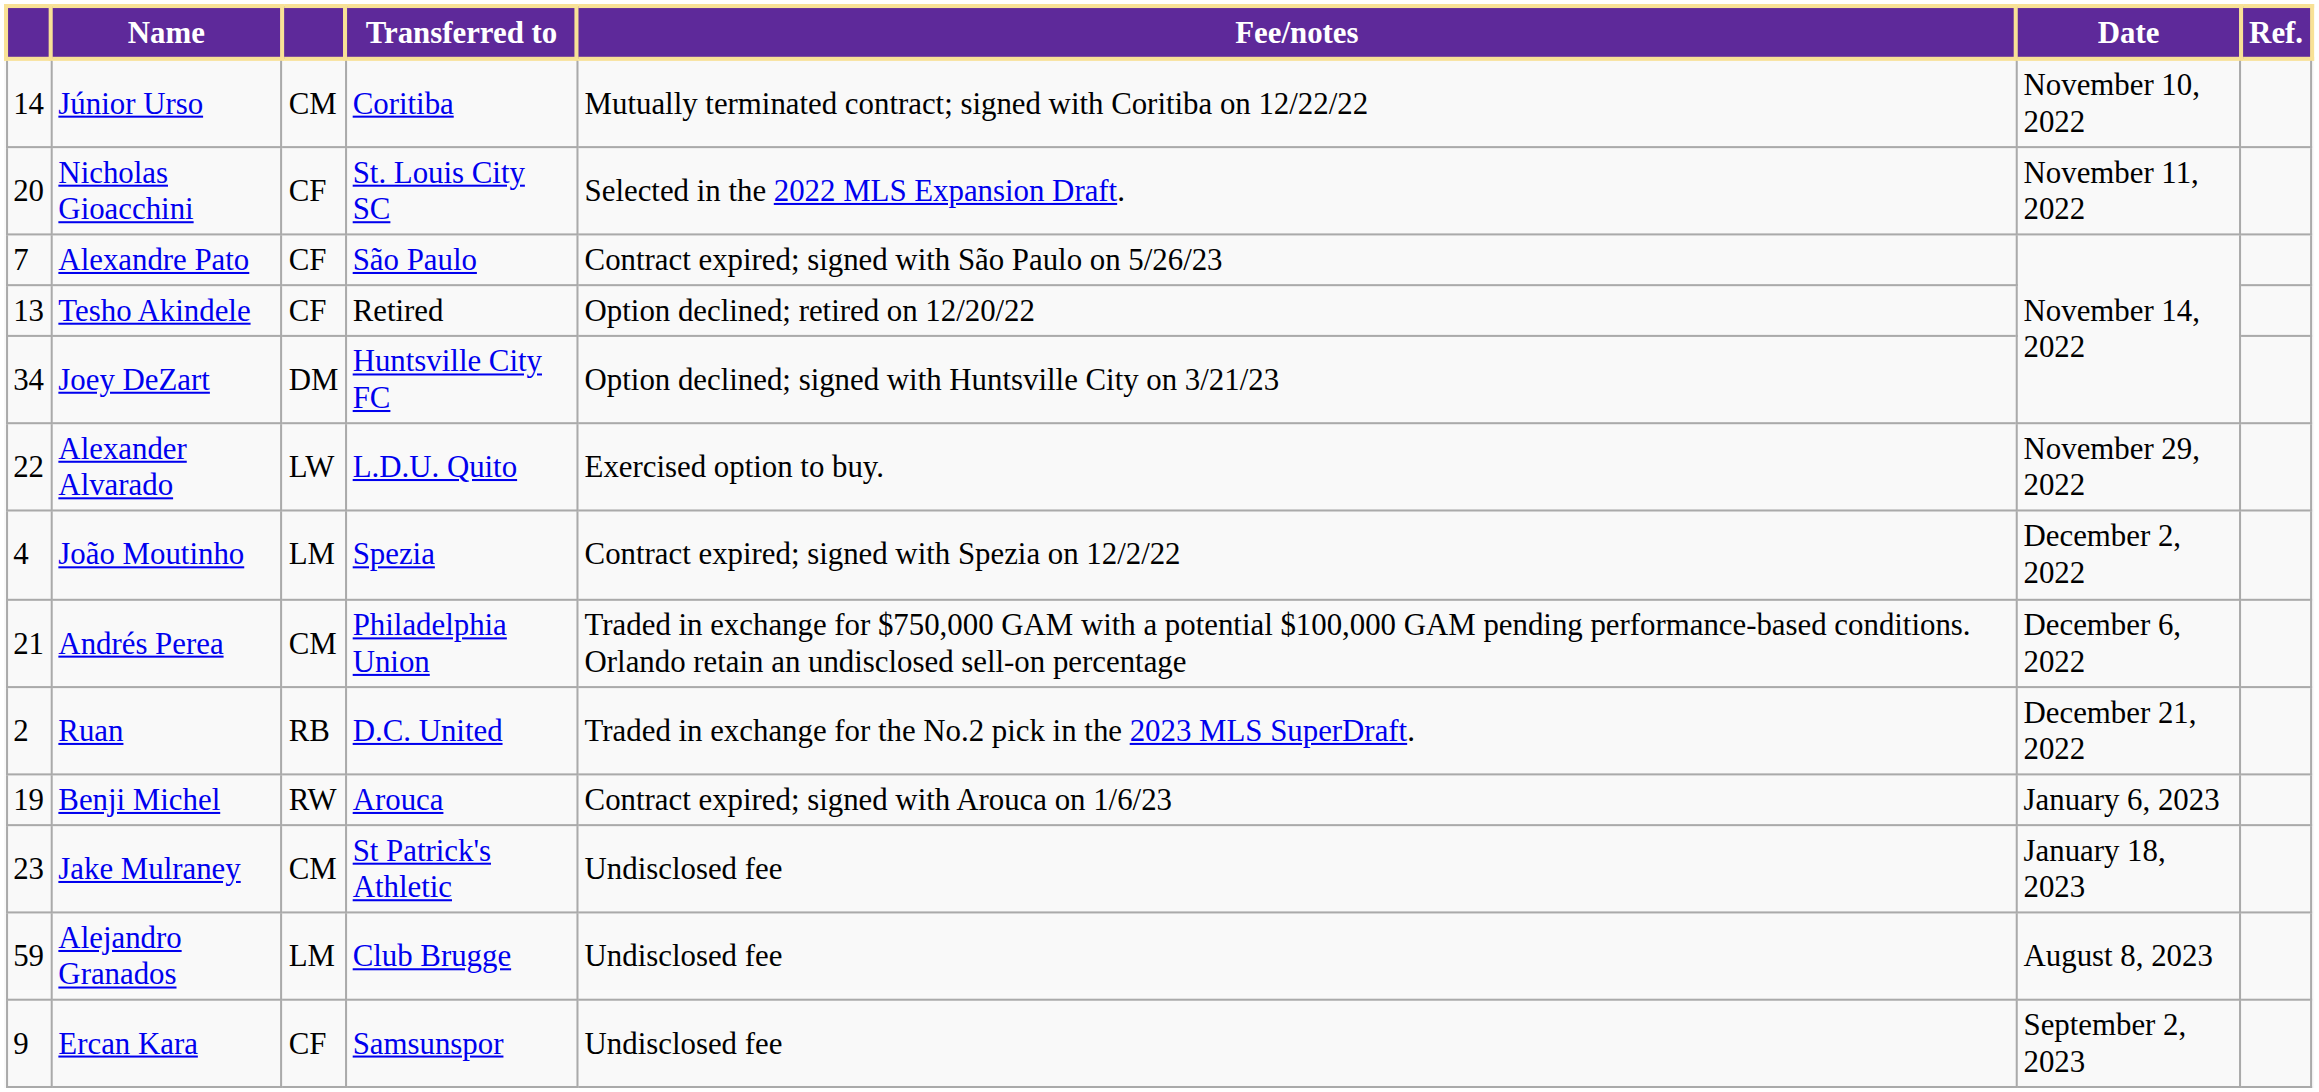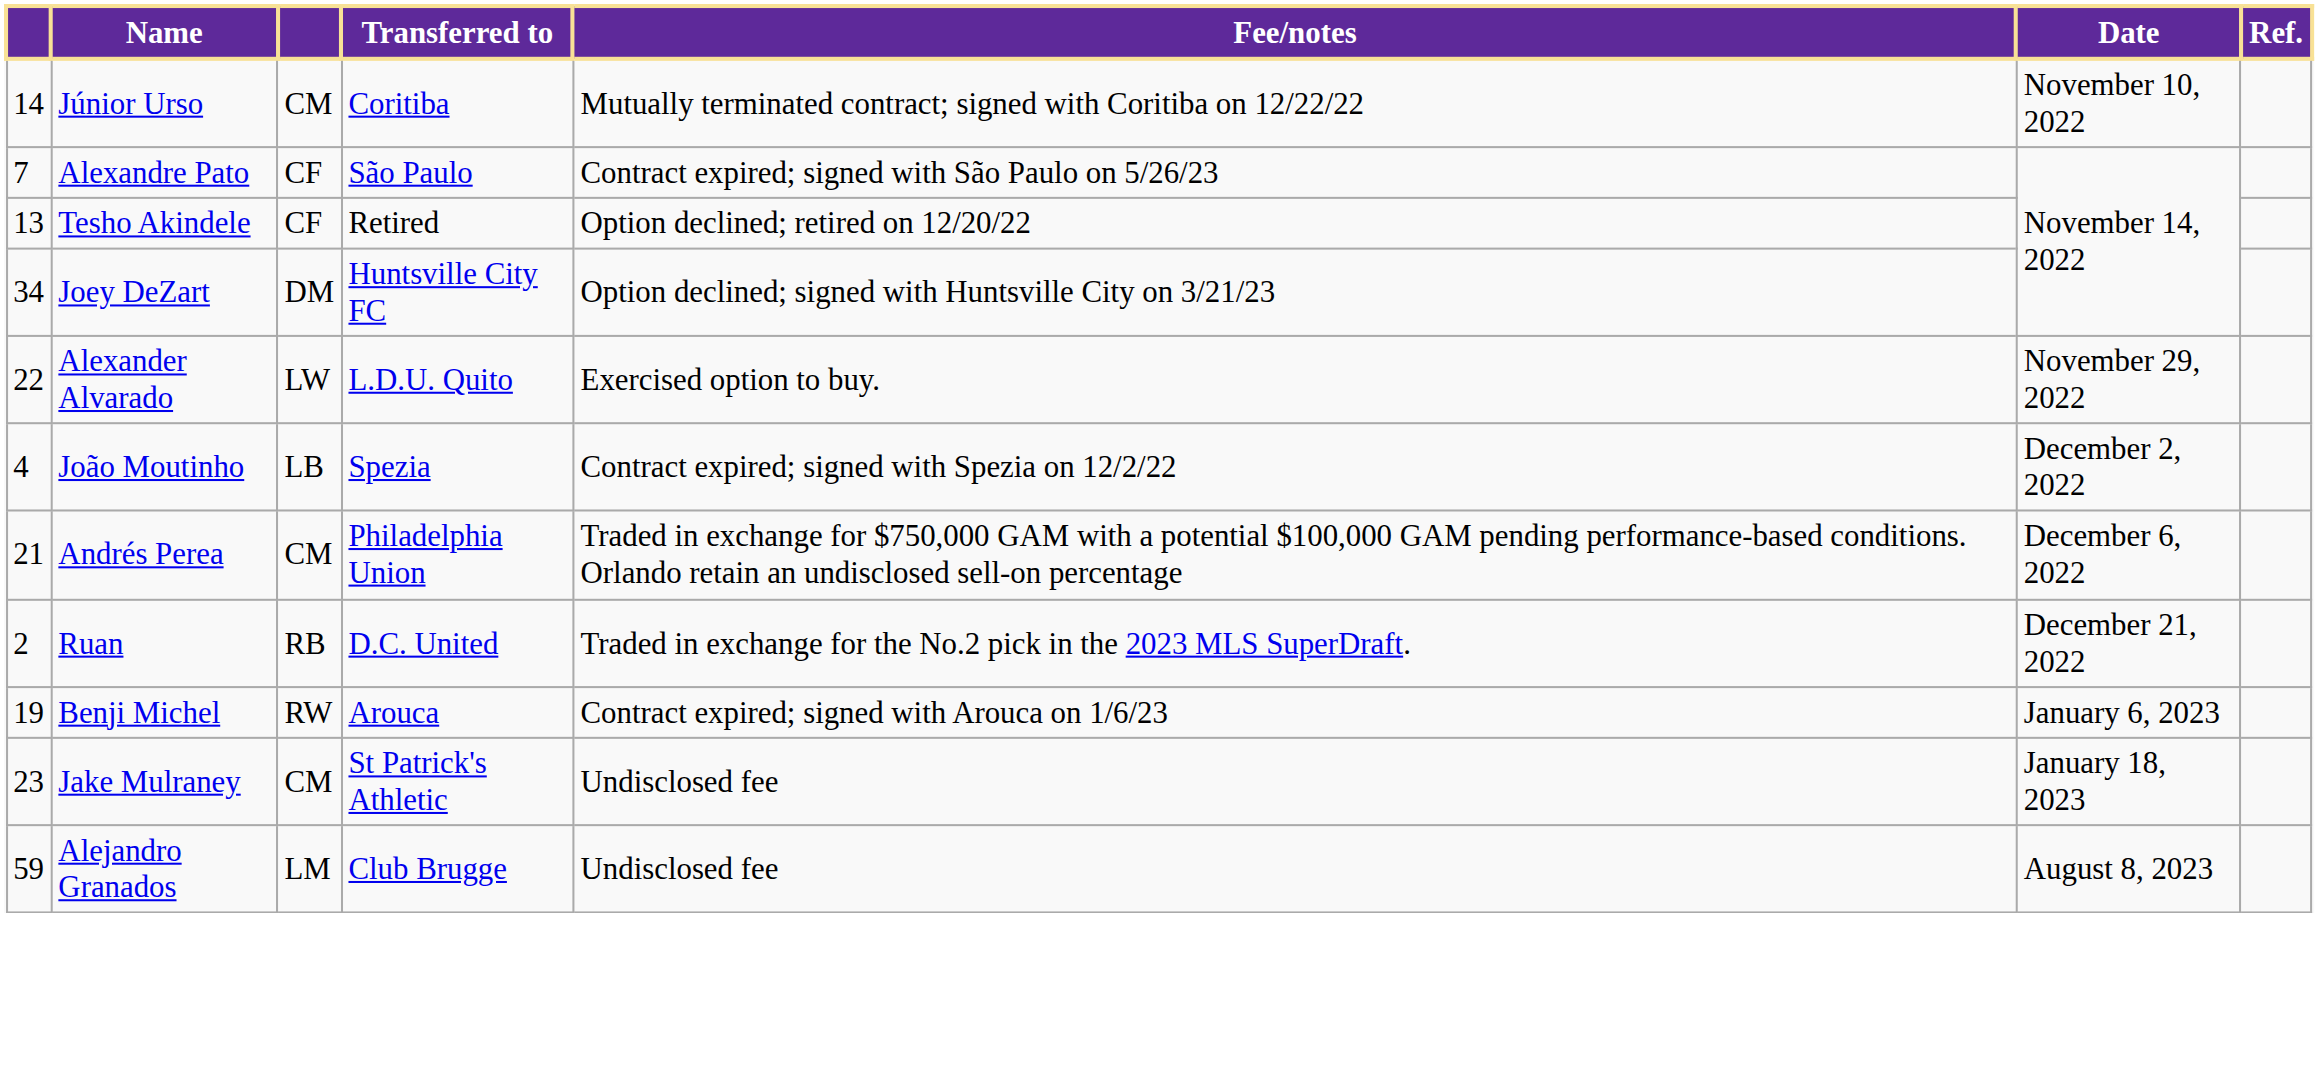- row: (126, 190)
(312, 554) LM -> (304, 467) LB
- row: (128, 1042)
